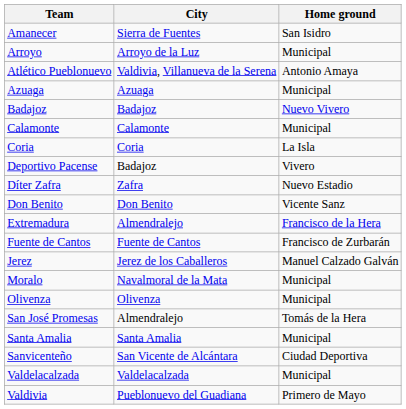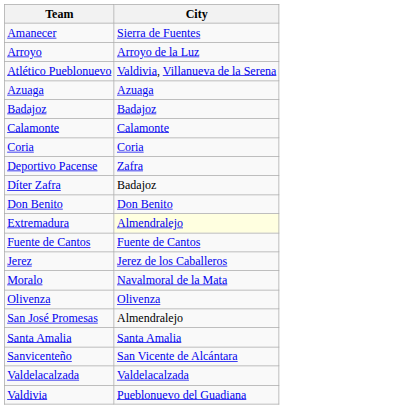- column: (340, 14)
(137, 166) Badajoz -> (130, 166) Zafra
(130, 185) Zafra -> (137, 185) Badajoz
(150, 223) no background -> (150, 223) lightyellow background
